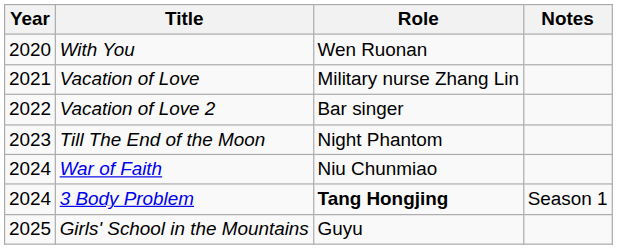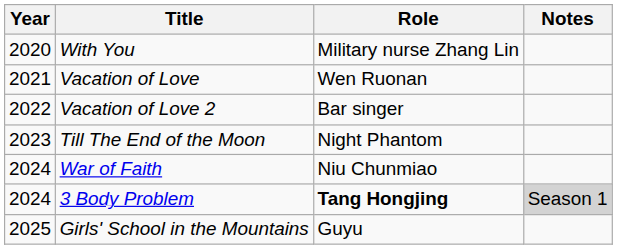(372, 49) Wen Ruonan -> (418, 49) Military nurse Zhang Lin
(418, 79) Military nurse Zhang Lin -> (372, 79) Wen Ruonan
(568, 199) no background -> (568, 199) lightgrey background
